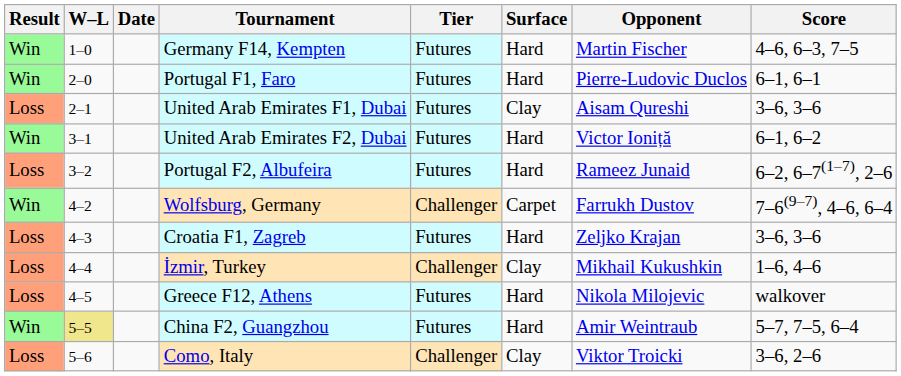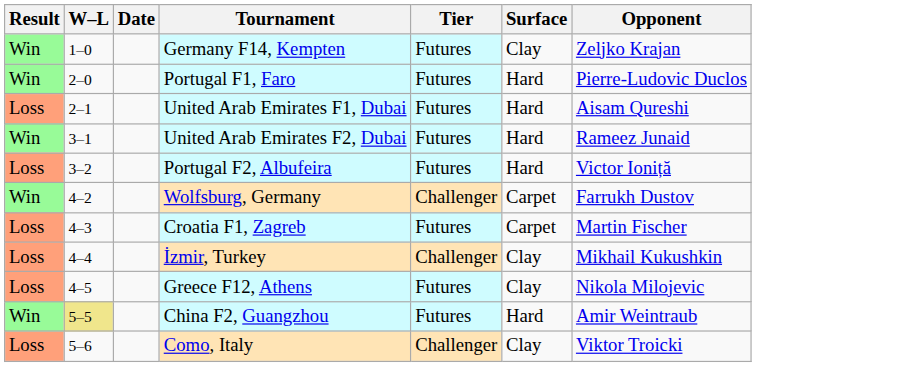- column: (824, 19)
(525, 49) Hard -> (524, 49) Clay
(631, 49) Martin Fischer -> (628, 49) Zeljko Krajan
(524, 108) Clay -> (525, 108) Hard
(623, 138) Victor Ioniță -> (633, 138) Rameez Junaid
(633, 170) Rameez Junaid -> (623, 167) Victor Ioniță
(525, 237) Hard -> (531, 227) Carpet
(628, 237) Zeljko Krajan -> (631, 227) Martin Fischer
(525, 296) Hard -> (524, 286) Clay
